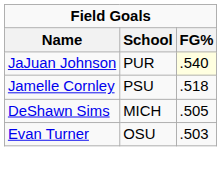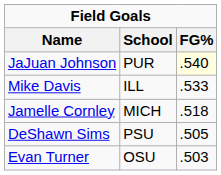+ row: (44, 87)
(138, 87) PSU -> (142, 110) MICH
(142, 110) MICH -> (138, 134) PSU
